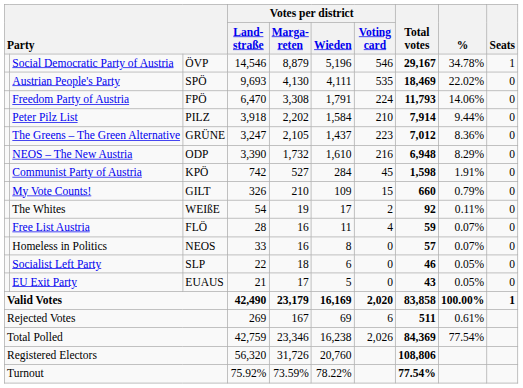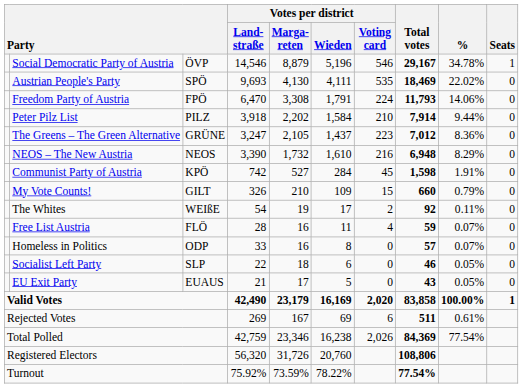(197, 154) ODP -> (200, 154) NEOS
(200, 245) NEOS -> (197, 245) ODP
